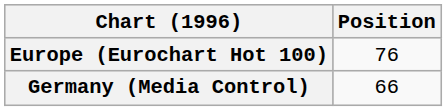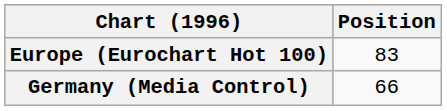(387, 55) 76 -> (387, 55) 83
